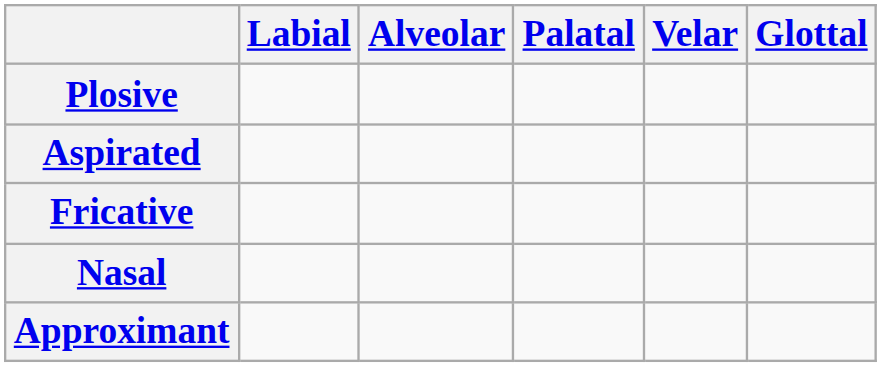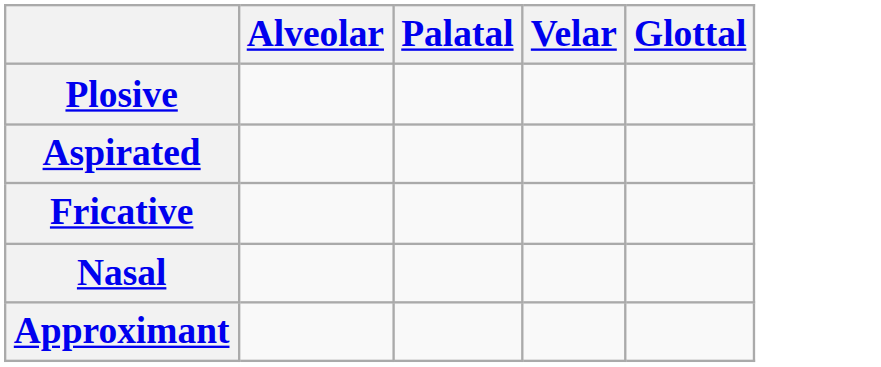- column: (299, 34)
